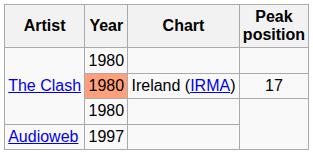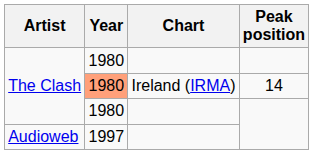(274, 85) 17 -> (274, 85) 14
